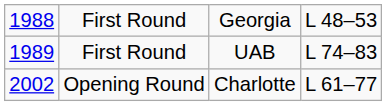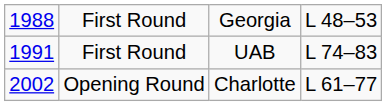(32, 52) 1989 -> (32, 52) 1991
